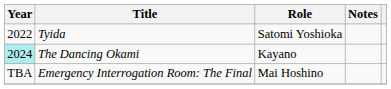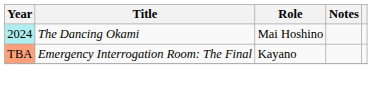- row: (52, 34)
(277, 53) Kayano -> (290, 34) Mai Hoshino
(20, 73) no background -> (20, 53) lightsalmon background
(290, 73) Mai Hoshino -> (277, 53) Kayano
